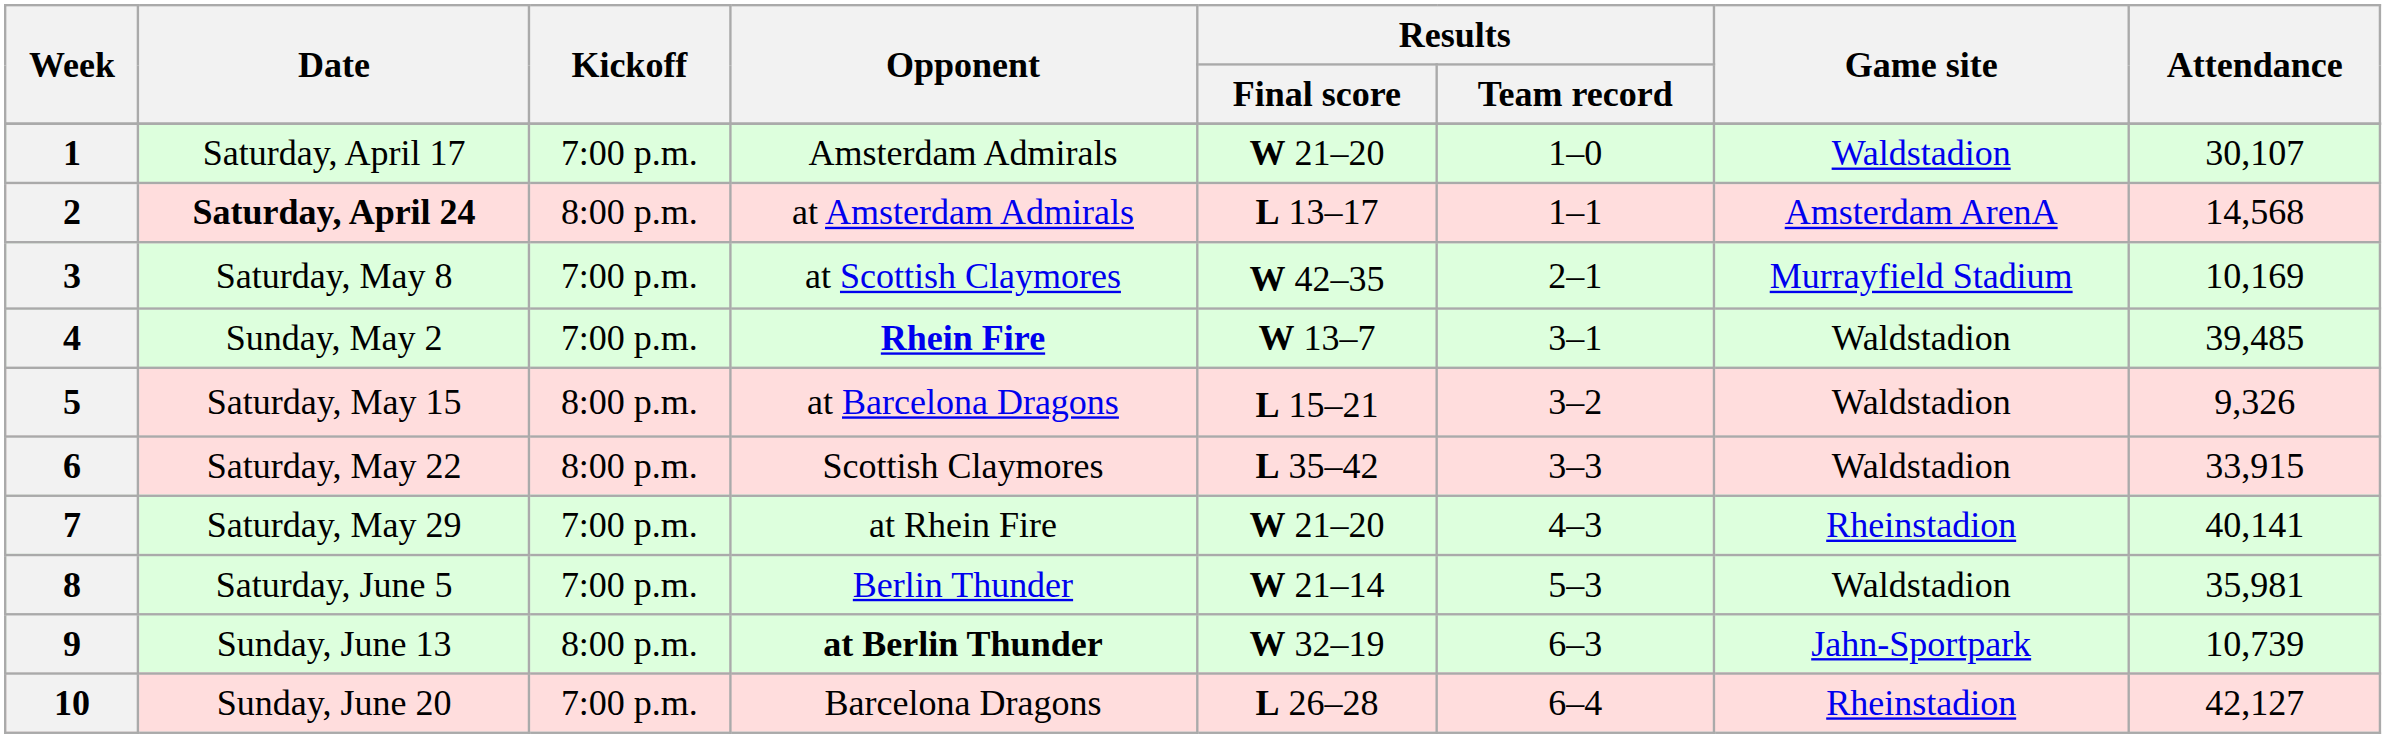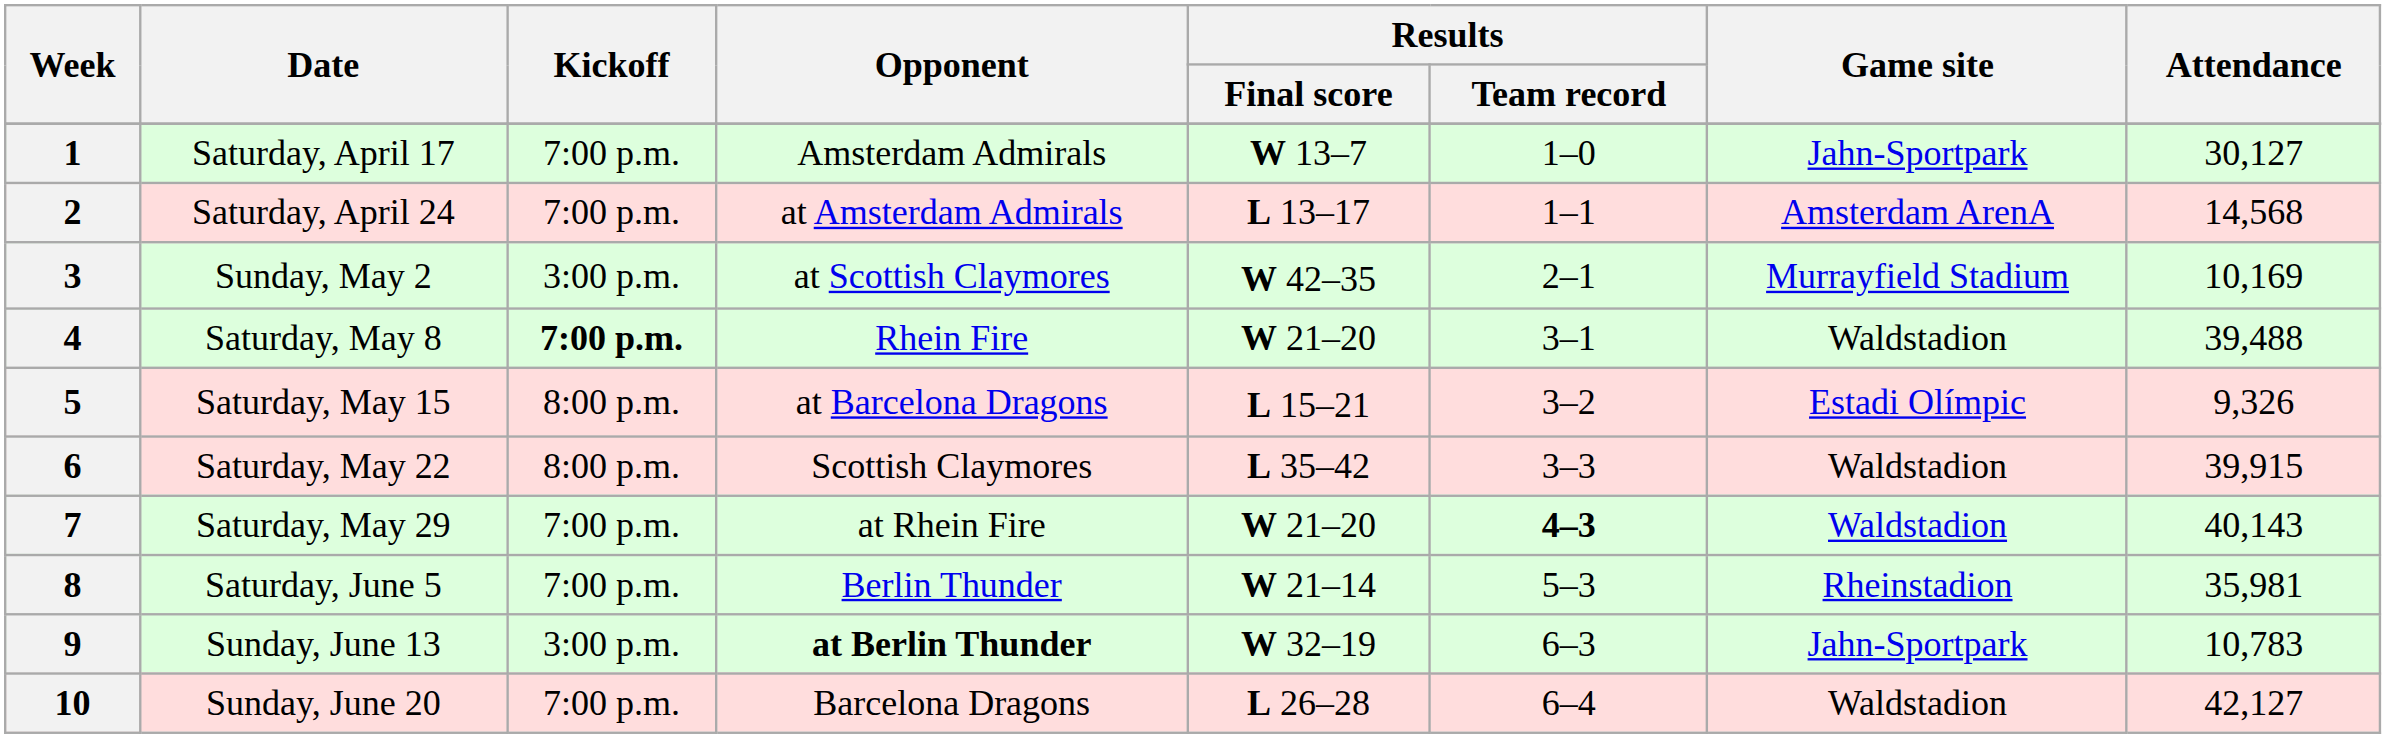(1317, 153) W 21–20 -> (1309, 153) W 13–7
(1921, 153) Waldstadion -> (1918, 153) Jahn-Sportpark
(2255, 153) 30,107 -> (2254, 153) 30,127
(334, 212) bold -> (323, 212) normal
(629, 212) 8:00 p.m. -> (611, 212) 7:00 p.m.
(334, 275) Saturday, May 8 -> (323, 275) Sunday, May 2
(629, 275) 7:00 p.m. -> (611, 275) 3:00 p.m.
(334, 338) Sunday, May 2 -> (323, 338) Saturday, May 8
(629, 338) normal -> (612, 338) bold
(963, 338) bold -> (952, 338) normal
(1317, 338) W 13–7 -> (1309, 338) W 21–20
(2255, 338) 39,485 -> (2254, 338) 39,488
(1921, 401) Waldstadion -> (1918, 401) Estadi Olímpic
(2255, 464) 33,915 -> (2254, 464) 39,915
(1575, 524) normal -> (1569, 524) bold
(1921, 524) Rheinstadion -> (1918, 524) Waldstadion
(2255, 524) 40,141 -> (2254, 524) 40,143
(1921, 583) Waldstadion -> (1918, 583) Rheinstadion
(629, 642) 8:00 p.m. -> (611, 642) 3:00 p.m.
(2255, 642) 10,739 -> (2254, 642) 10,783
(1921, 702) Rheinstadion -> (1918, 702) Waldstadion
